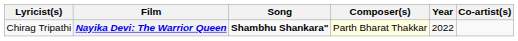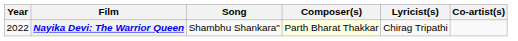columns swapped: (443, 12) <-> (39, 12)
(280, 28) bold -> (234, 28) normal
